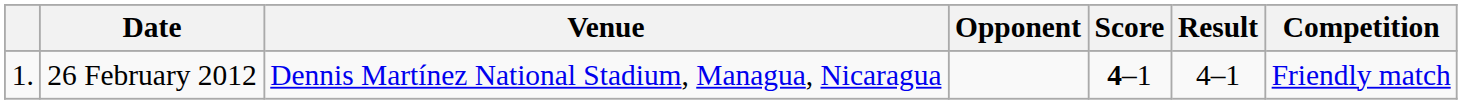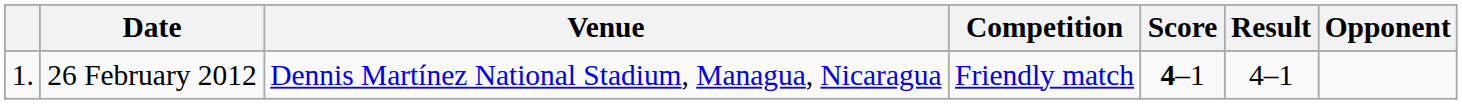columns swapped: (1018, 27) <-> (1361, 27)
